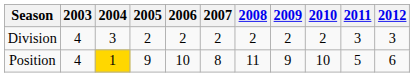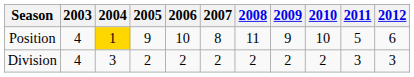rows swapped: (32, 38) <-> (32, 60)
